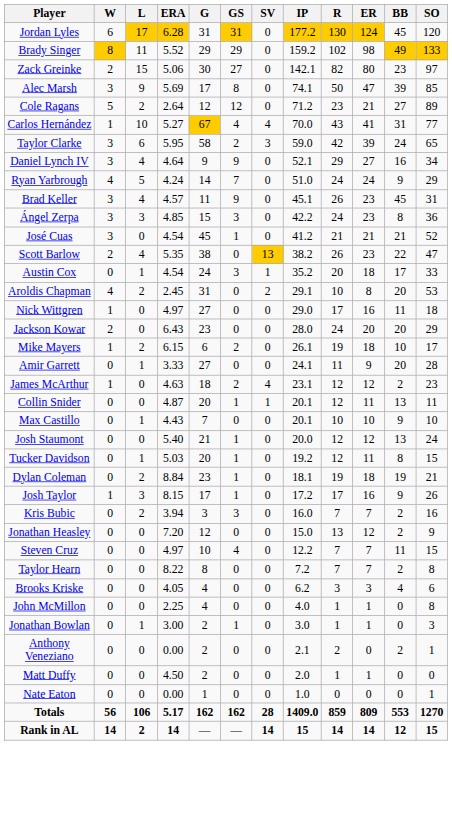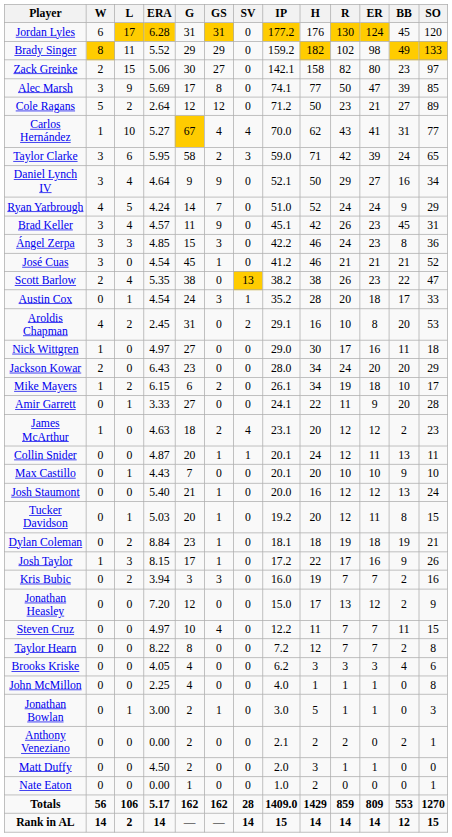+ column: (315, 13)
